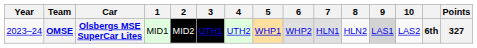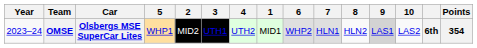columns swapped: (157, 11) <-> (268, 11)
(456, 30) 327 -> (456, 30) 354
